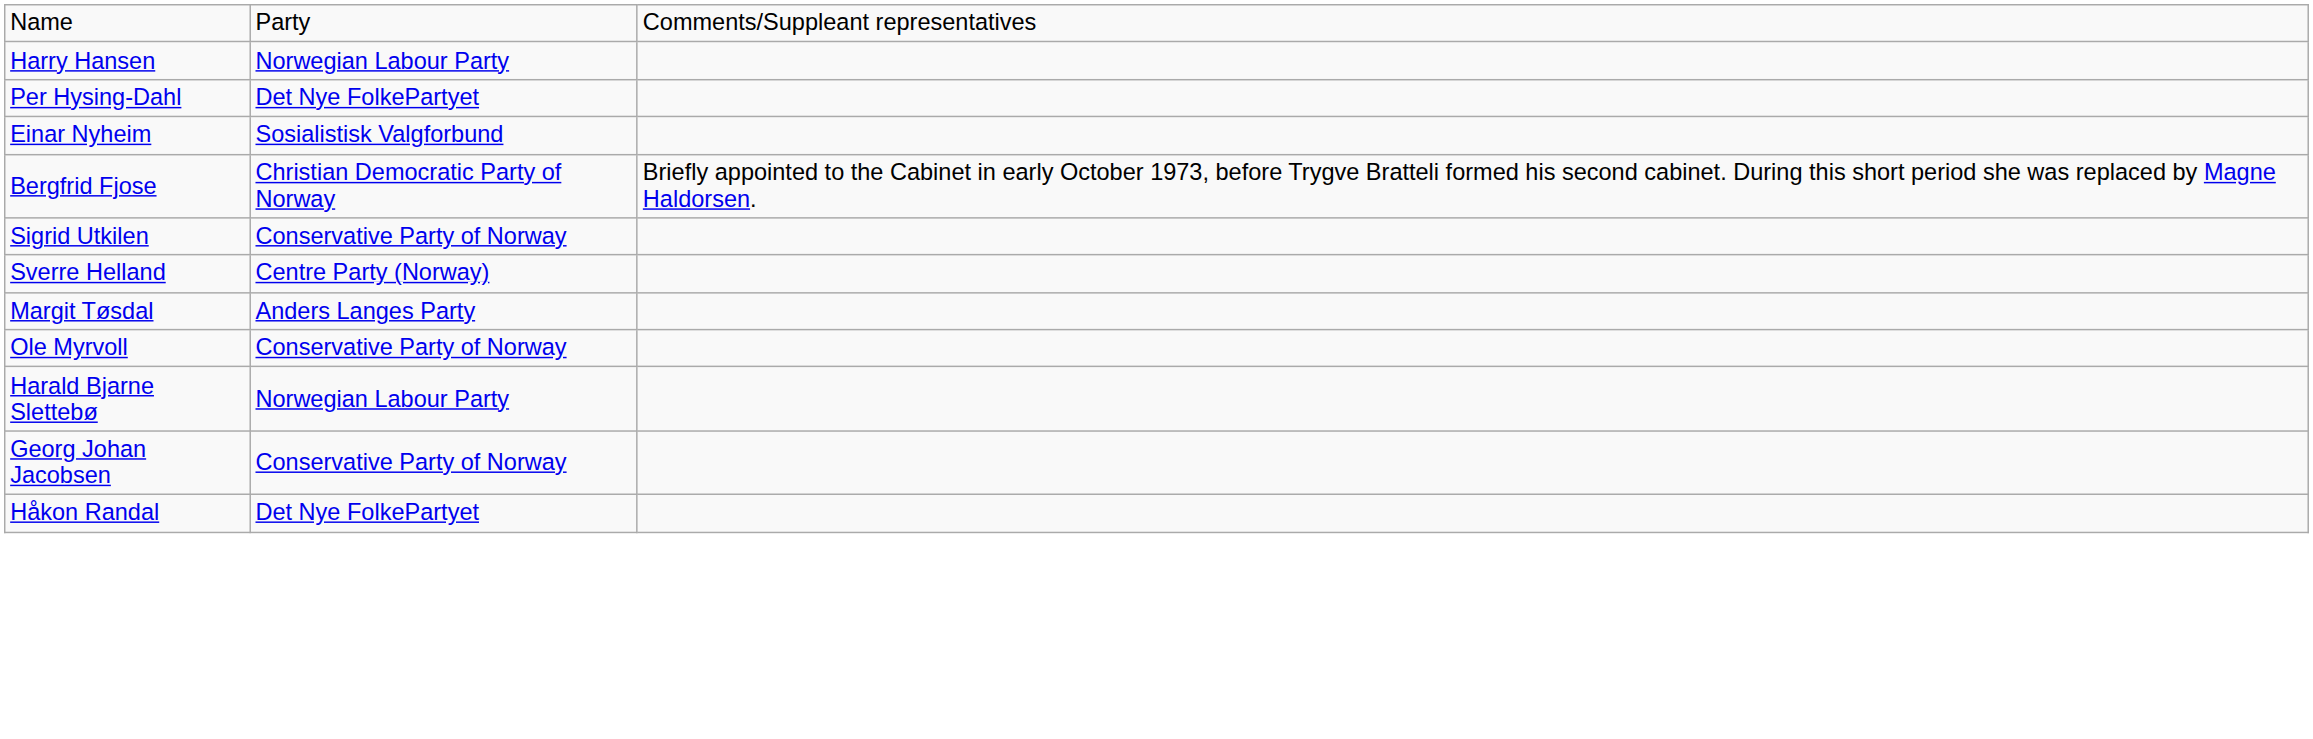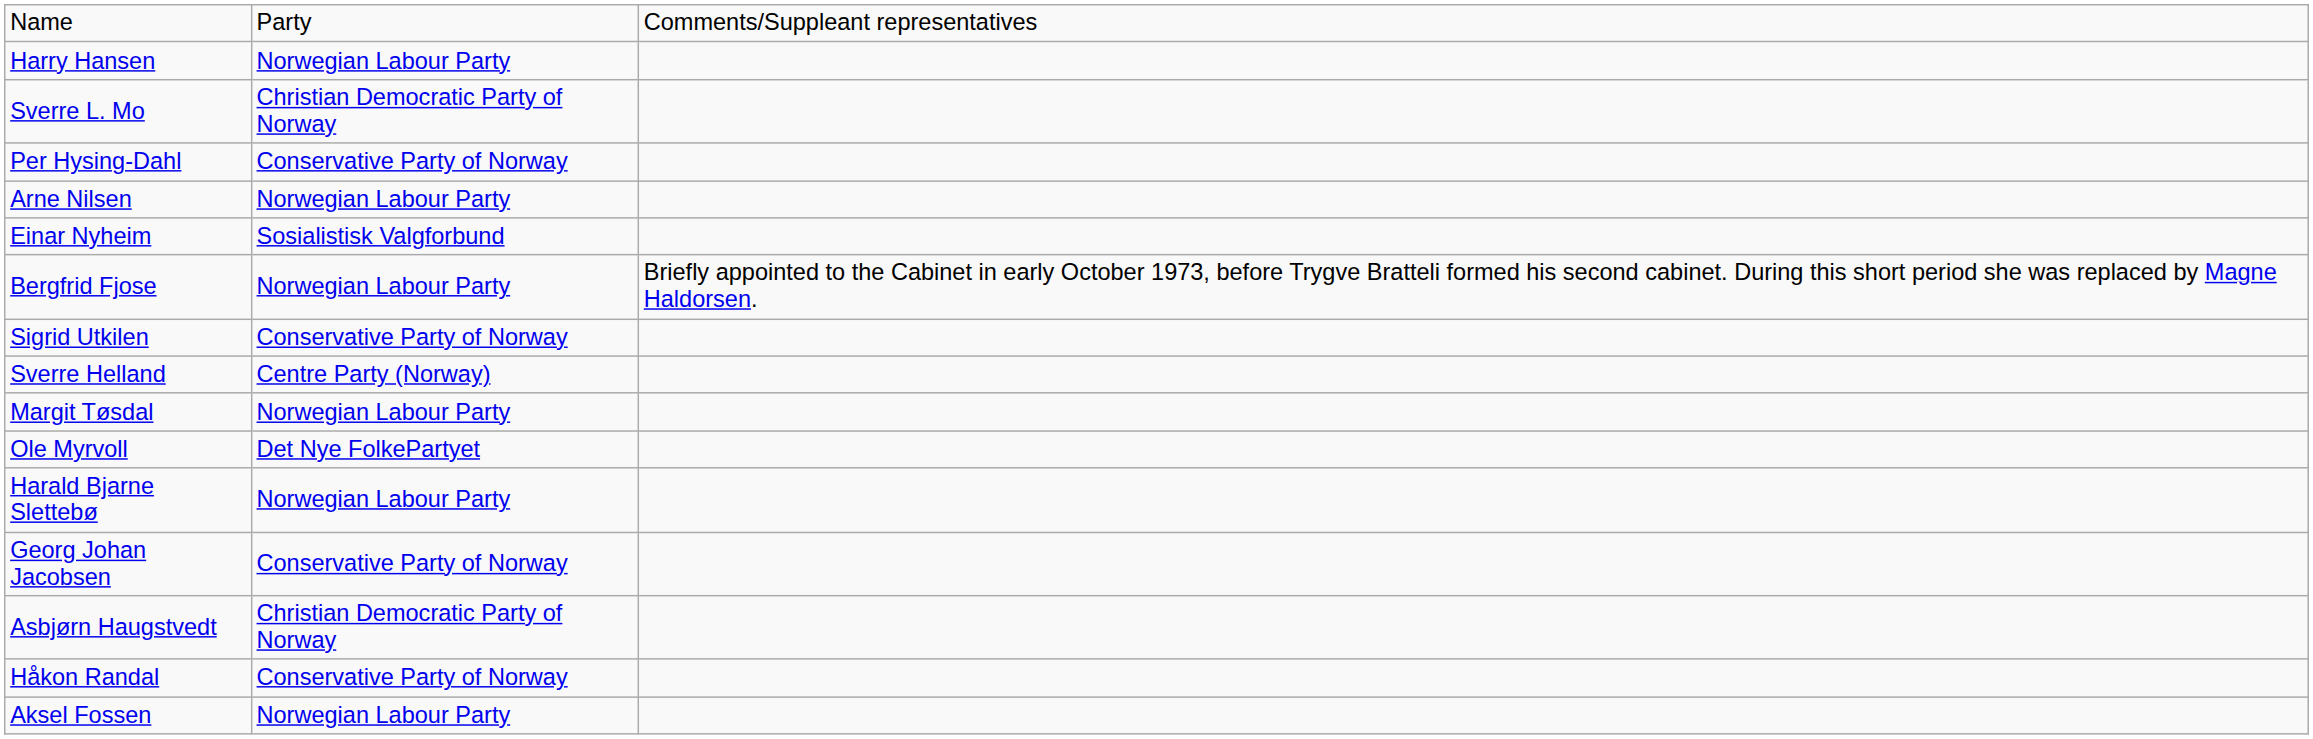+ row: (77, 110)
(367, 97) Det Nye FolkePartyet -> (412, 161) Conservative Party of Norway
+ row: (71, 198)
(408, 185) Christian Democratic Party of Norway -> (383, 286) Norwegian Labour Party
(365, 310) Anders Langes Party -> (383, 411) Norwegian Labour Party
(411, 348) Conservative Party of Norway -> (368, 449) Det Nye FolkePartyet
+ row: (113, 627)
(367, 512) Det Nye FolkePartyet -> (412, 677) Conservative Party of Norway
+ row: (81, 714)
